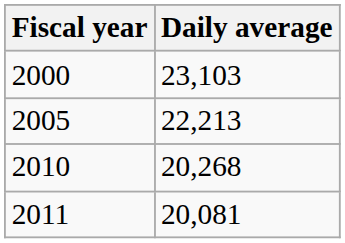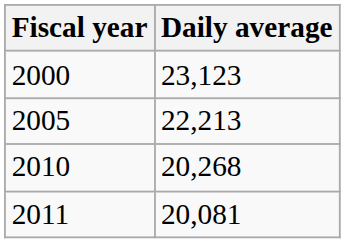(201, 74) 23,103 -> (201, 74) 23,123
